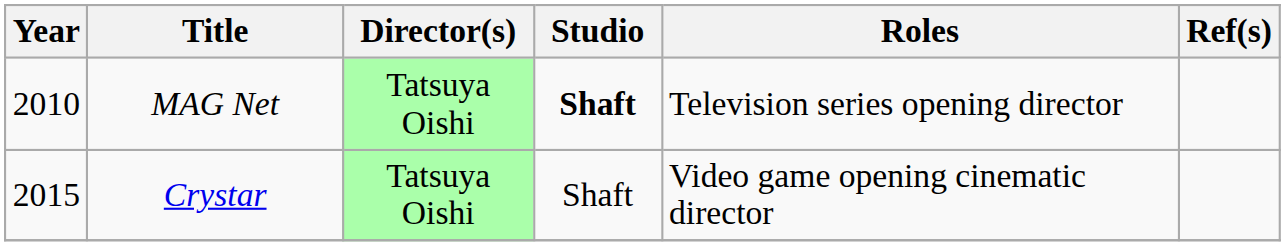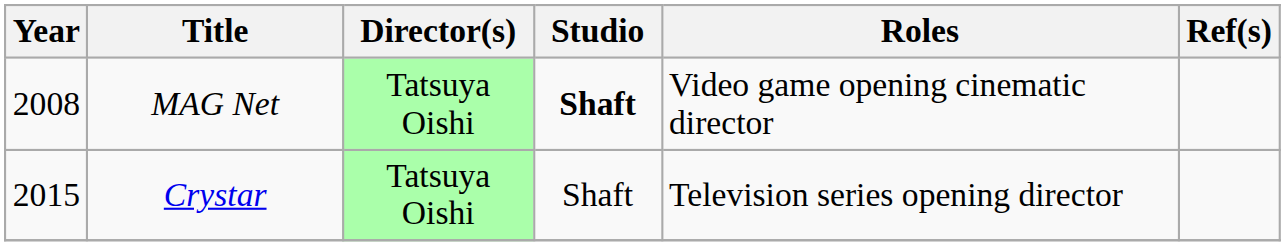(46, 103) 2010 -> (46, 103) 2008
(896, 103) Television series opening director -> (878, 103) Video game opening cinematic director
(878, 194) Video game opening cinematic director -> (896, 194) Television series opening director
